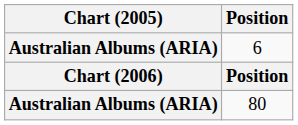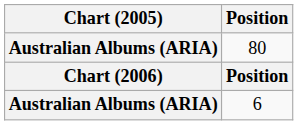rows swapped: (257, 104) <-> (257, 47)
